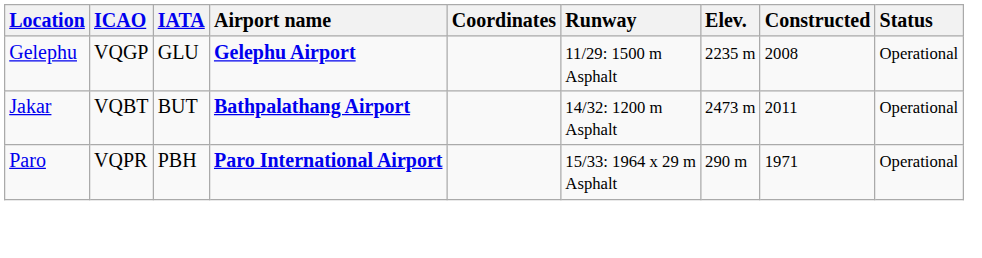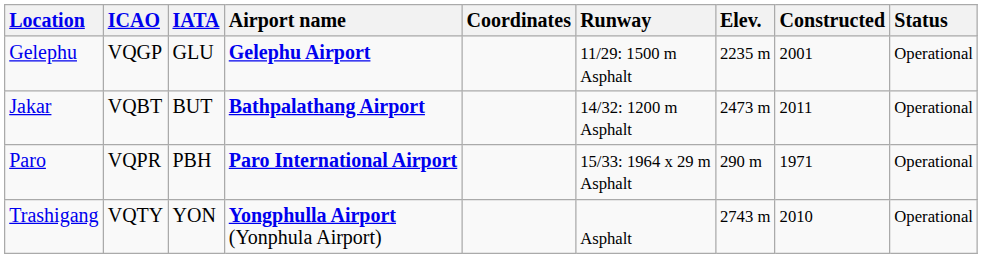(781, 53) 2008 -> (796, 53) 2001
+ row: (54, 214)
